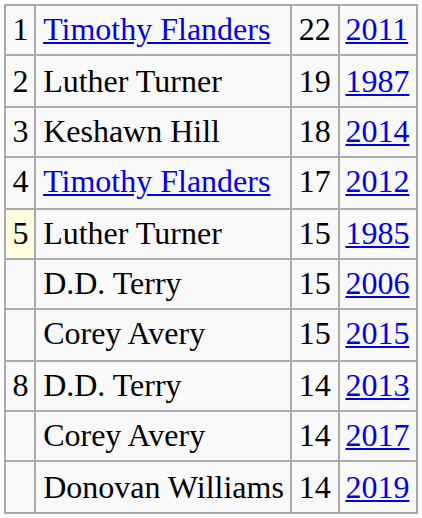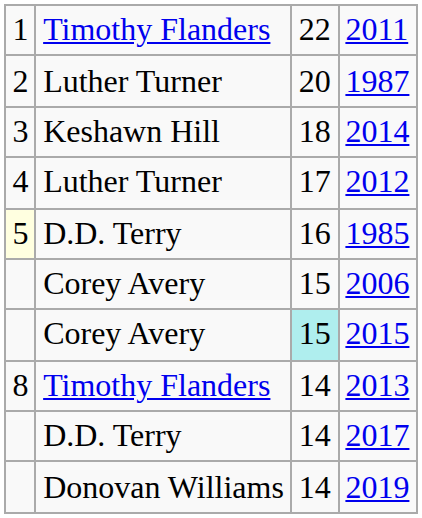(315, 80) 19 -> (315, 80) 20
(157, 182) Timothy Flanders -> (132, 182) Luther Turner
(132, 232) Luther Turner -> (112, 232) D.D. Terry
(315, 232) 15 -> (315, 232) 16
(112, 283) D.D. Terry -> (124, 283) Corey Avery
(315, 334) no background -> (315, 334) paleturquoise background
(112, 385) D.D. Terry -> (157, 385) Timothy Flanders
(124, 435) Corey Avery -> (112, 435) D.D. Terry
